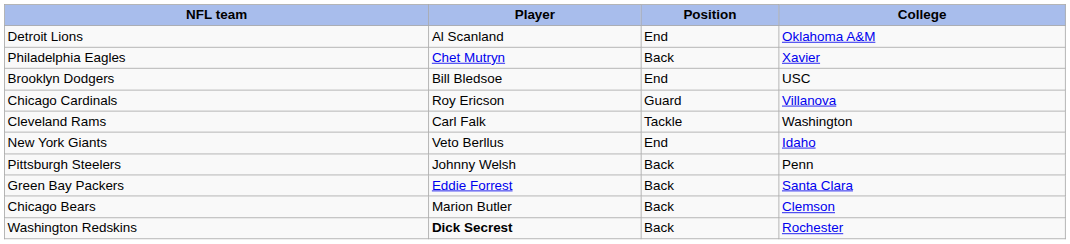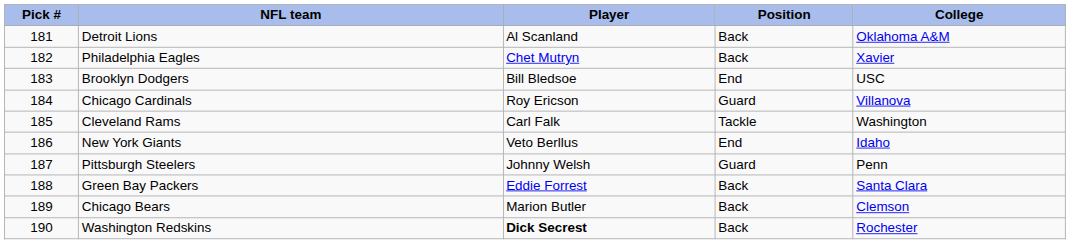+ column: (42, 15)
(656, 36) End -> (733, 36) Back
(659, 164) Back -> (737, 164) Guard
